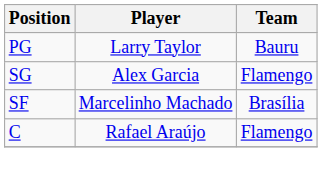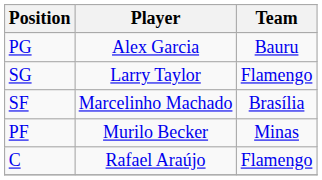(156, 47) Larry Taylor -> (156, 47) Alex Garcia
(156, 75) Alex Garcia -> (156, 75) Larry Taylor
+ row: (19, 132)
